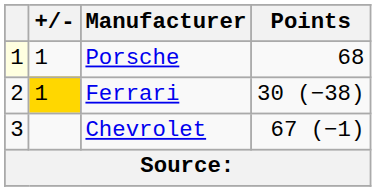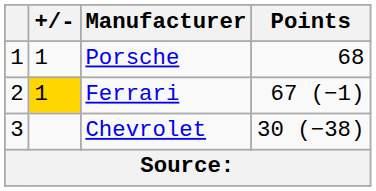(17, 59) lightyellow background -> (17, 59) no background
(311, 95) 30 (−38) -> (317, 95) 67 (−1)
(317, 132) 67 (−1) -> (311, 132) 30 (−38)
